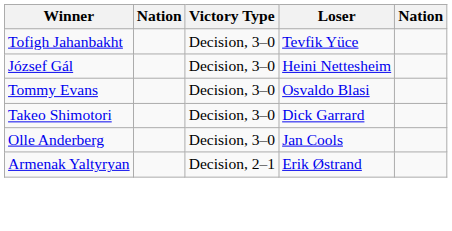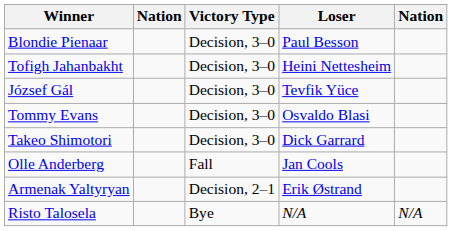+ row: (58, 41)
(320, 41) Tevfik Yüce -> (337, 66) Heini Nettesheim
(337, 66) Heini Nettesheim -> (320, 90) Tevfik Yüce
(232, 139) Decision, 3–0 -> (201, 164) Fall
+ row: (52, 213)
